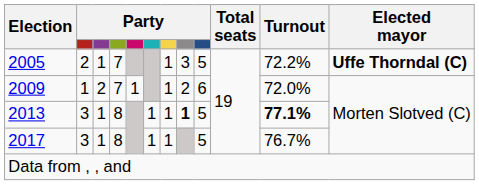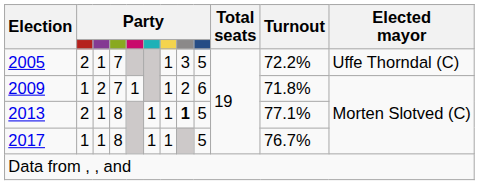(400, 62) bold -> (396, 62) normal
(287, 88) 72.0% -> (287, 88) 71.8%
(85, 114) 3 -> (85, 114) 2
(287, 114) bold -> (287, 114) normal
(85, 140) 3 -> (85, 140) 1
